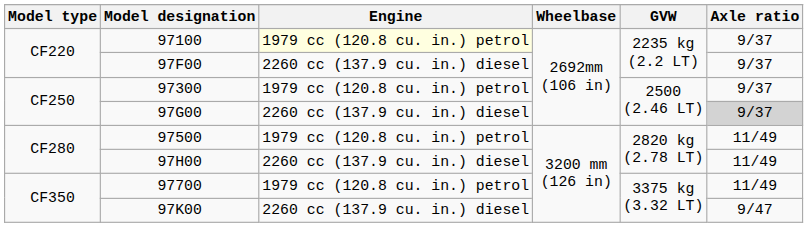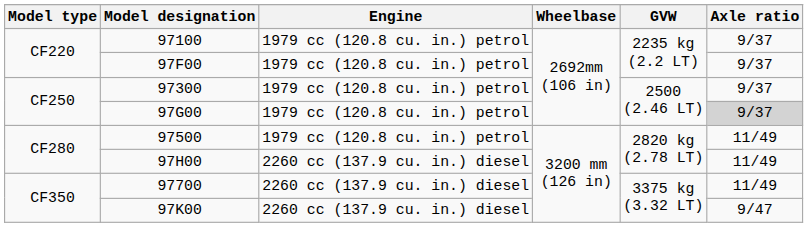(396, 41) lightyellow background -> (396, 41) no background
(396, 65) 2260 cc (137.9 cu. in.) diesel -> (396, 65) 1979 cc (120.8 cu. in.) petrol
(396, 113) 2260 cc (137.9 cu. in.) diesel -> (396, 113) 1979 cc (120.8 cu. in.) petrol
(396, 186) 1979 cc (120.8 cu. in.) petrol -> (396, 186) 2260 cc (137.9 cu. in.) diesel
